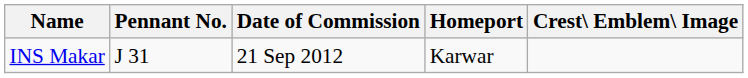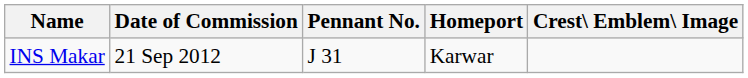columns swapped: (171, 21) <-> (328, 21)
